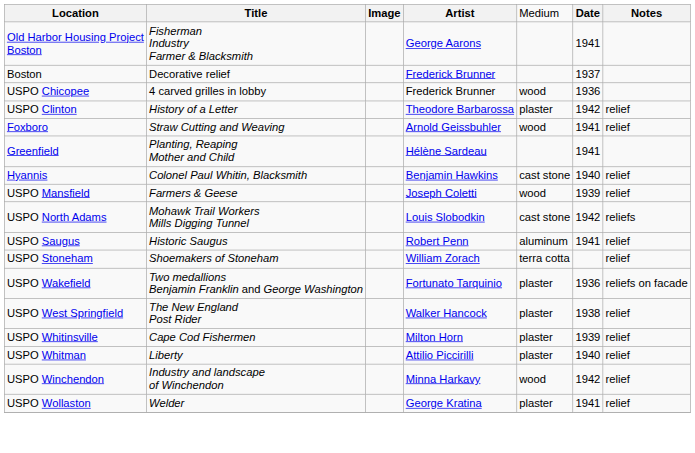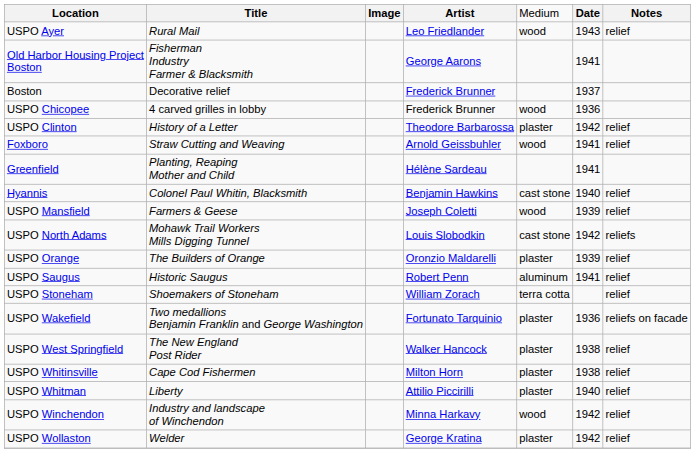+ row: (35, 31)
+ row: (43, 259)
(588, 337) 1939 -> (588, 373) 1938
(588, 403) 1941 -> (588, 439) 1942
